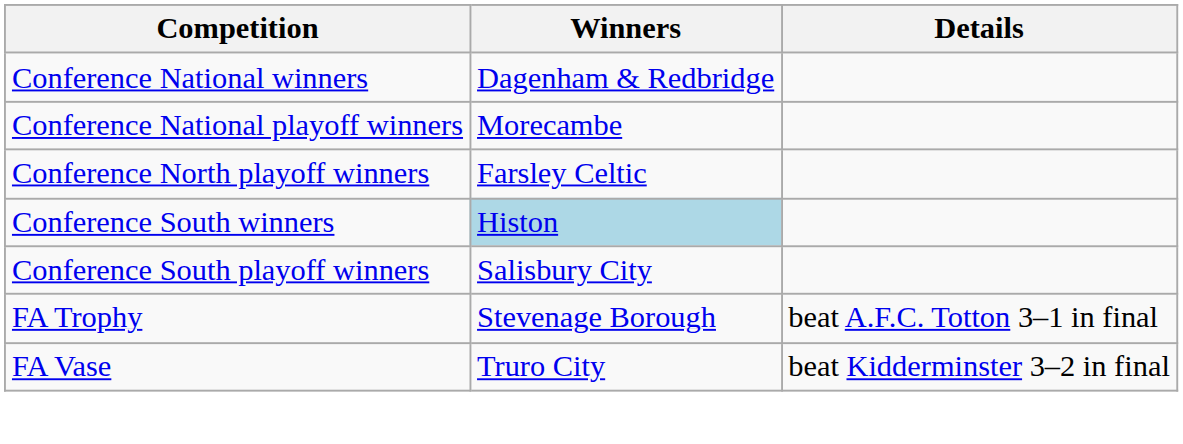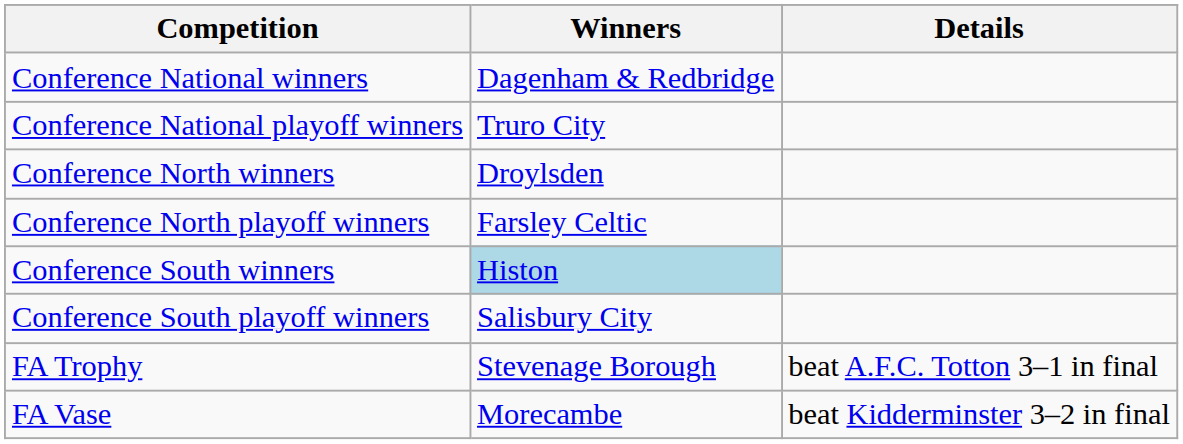(550, 125) Morecambe -> (541, 125) Truro City
+ row: (173, 173)
(541, 366) Truro City -> (550, 414) Morecambe
